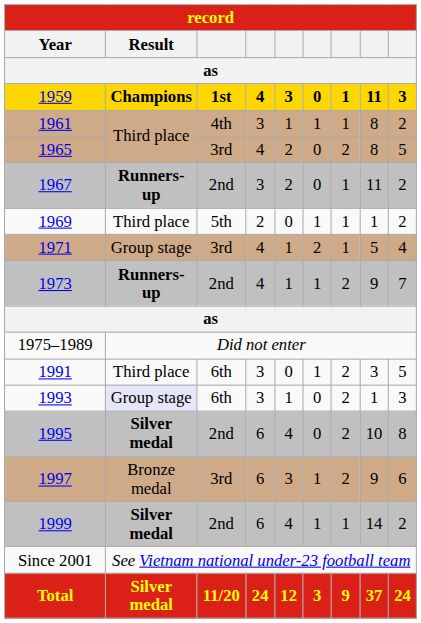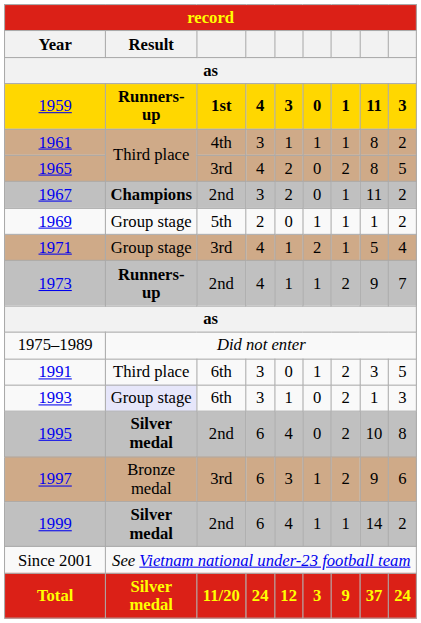(151, 96) Champions -> (151, 106) Runners-up
(151, 185) Runners-up -> (151, 194) Champions
(151, 221) Third place -> (151, 221) Group stage
